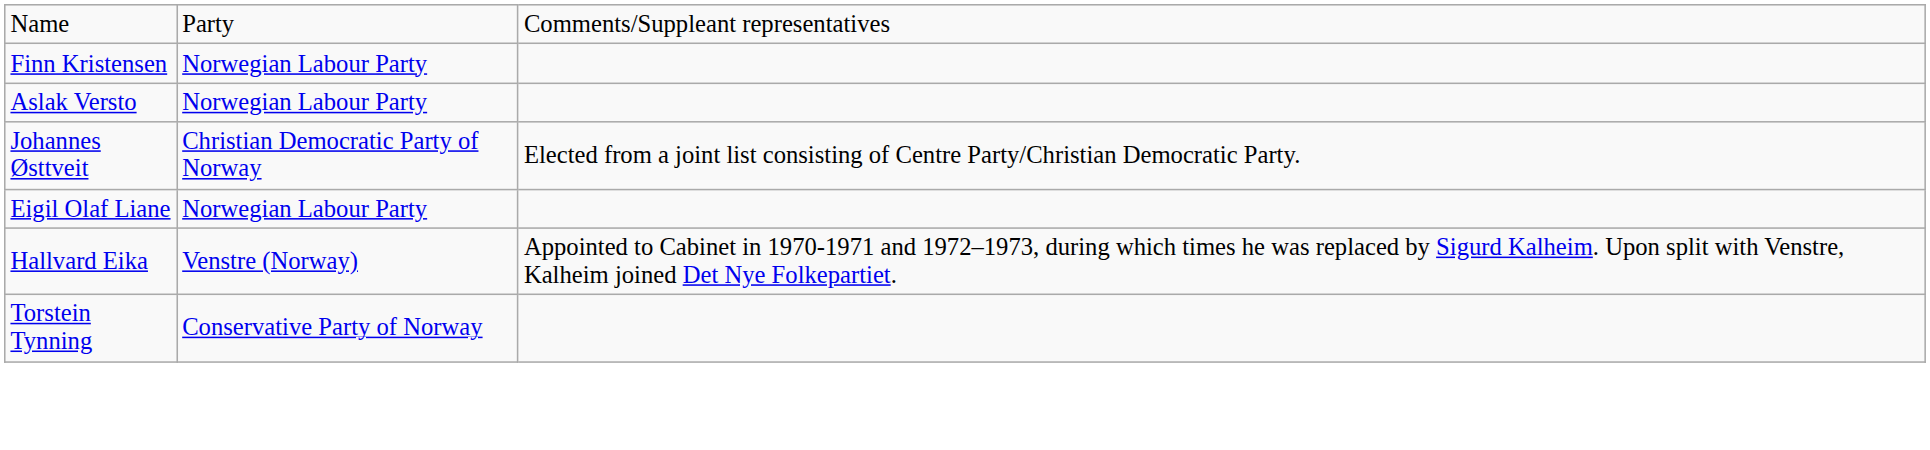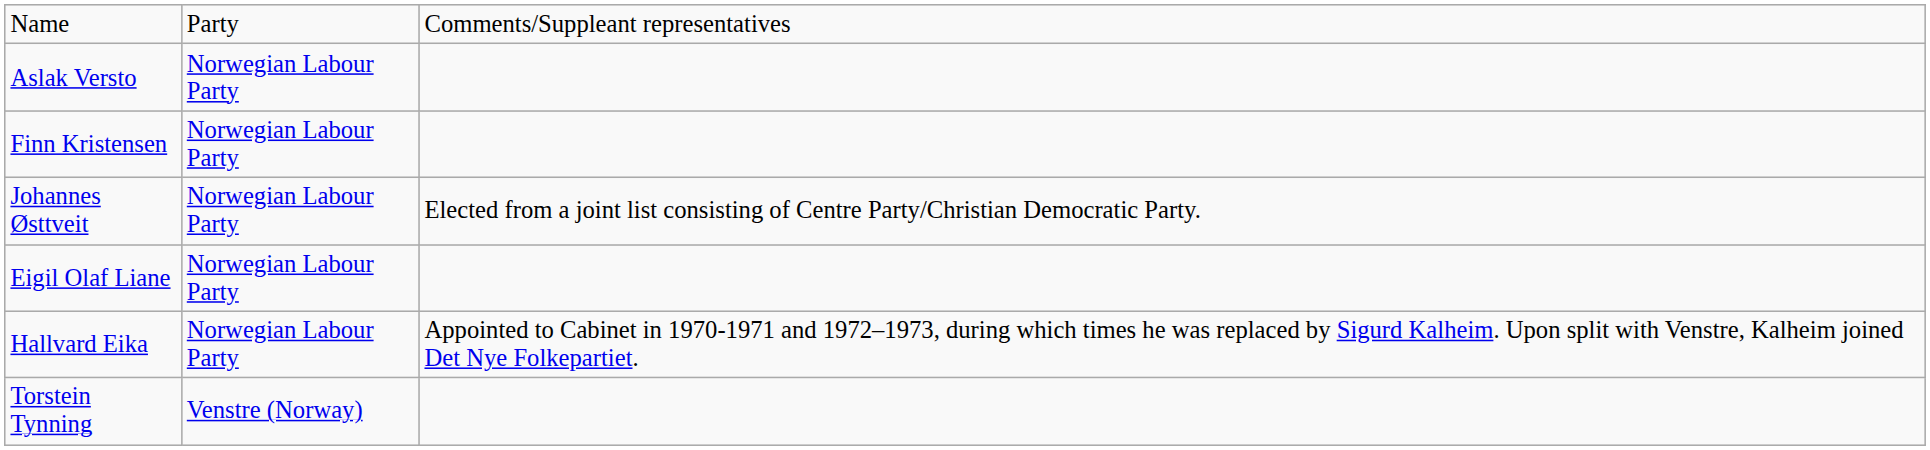rows swapped: (74, 102) <-> (89, 63)
(330, 155) Christian Democratic Party of Norway -> (280, 210) Norwegian Labour Party
(270, 261) Venstre (Norway) -> (280, 344) Norwegian Labour Party
(332, 327) Conservative Party of Norway -> (275, 410) Venstre (Norway)
